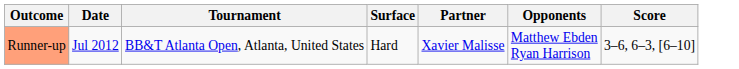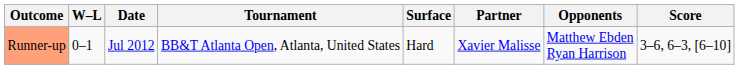+ column: (87, 15)
